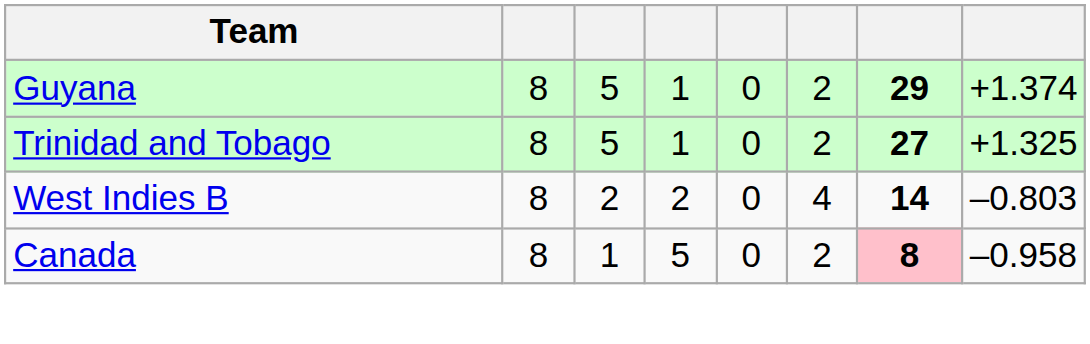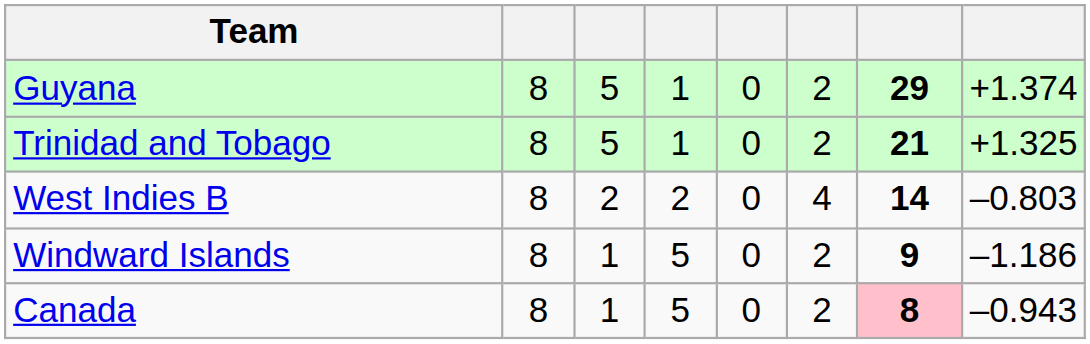(909, 143) 27 -> (909, 143) 21
+ row: (151, 254)
(1023, 254) –0.958 -> (1023, 310) –0.943
